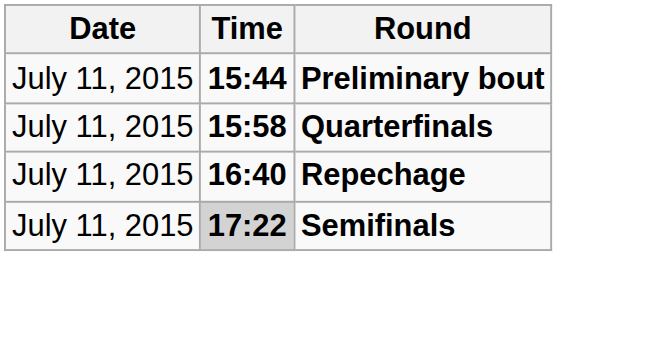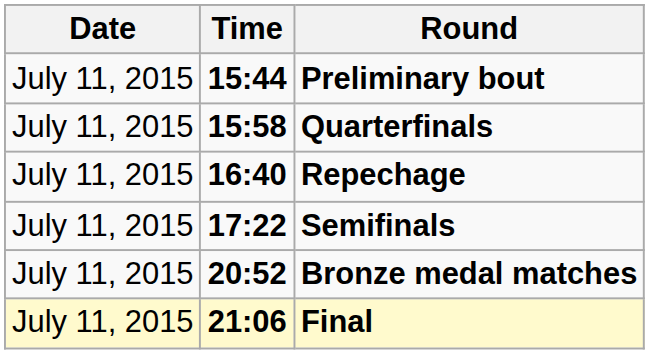(247, 224) lightgrey background -> (247, 224) no background
+ row: (469, 273)
+ row: (337, 322)
